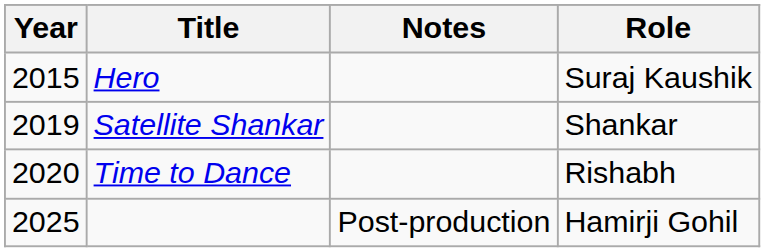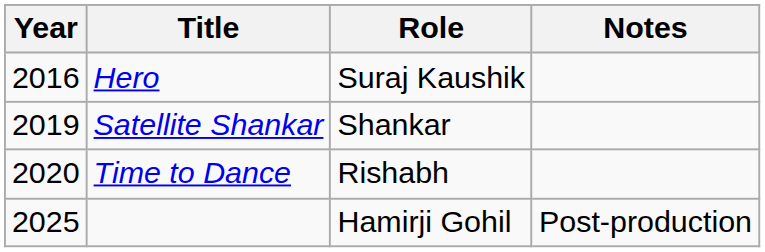columns swapped: (658, 28) <-> (444, 28)
(46, 76) 2015 -> (46, 76) 2016
